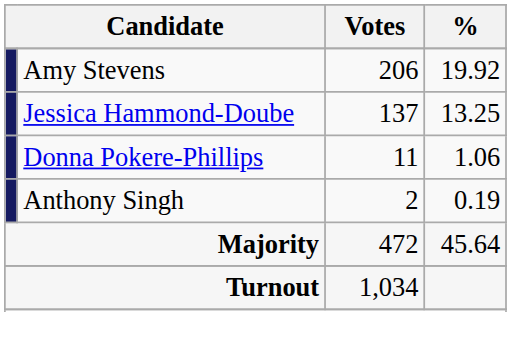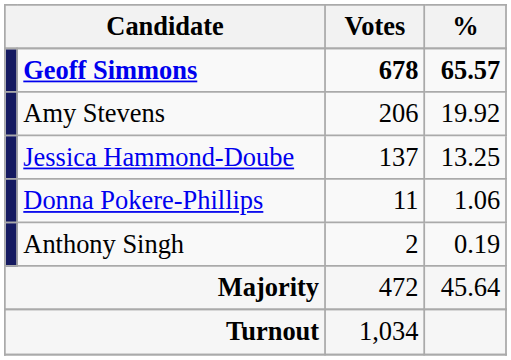+ row: (110, 70)
